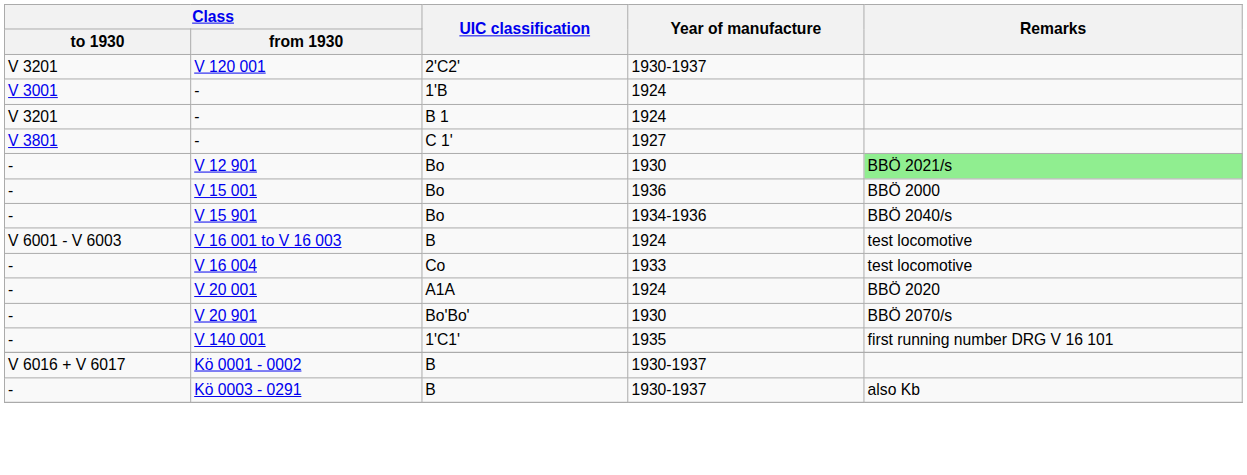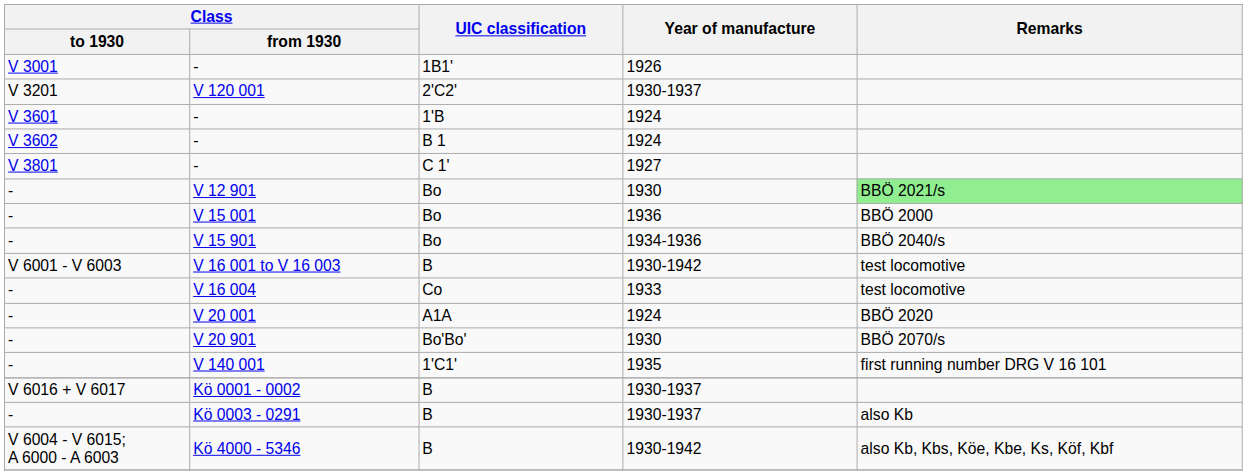+ row: (196, 66)
(33, 91) V 3001 -> (33, 116) V 3601
(33, 116) V 3201 -> (33, 141) V 3602
(649, 240) 1924 -> (664, 265) 1930-1942
+ row: (247, 448)
